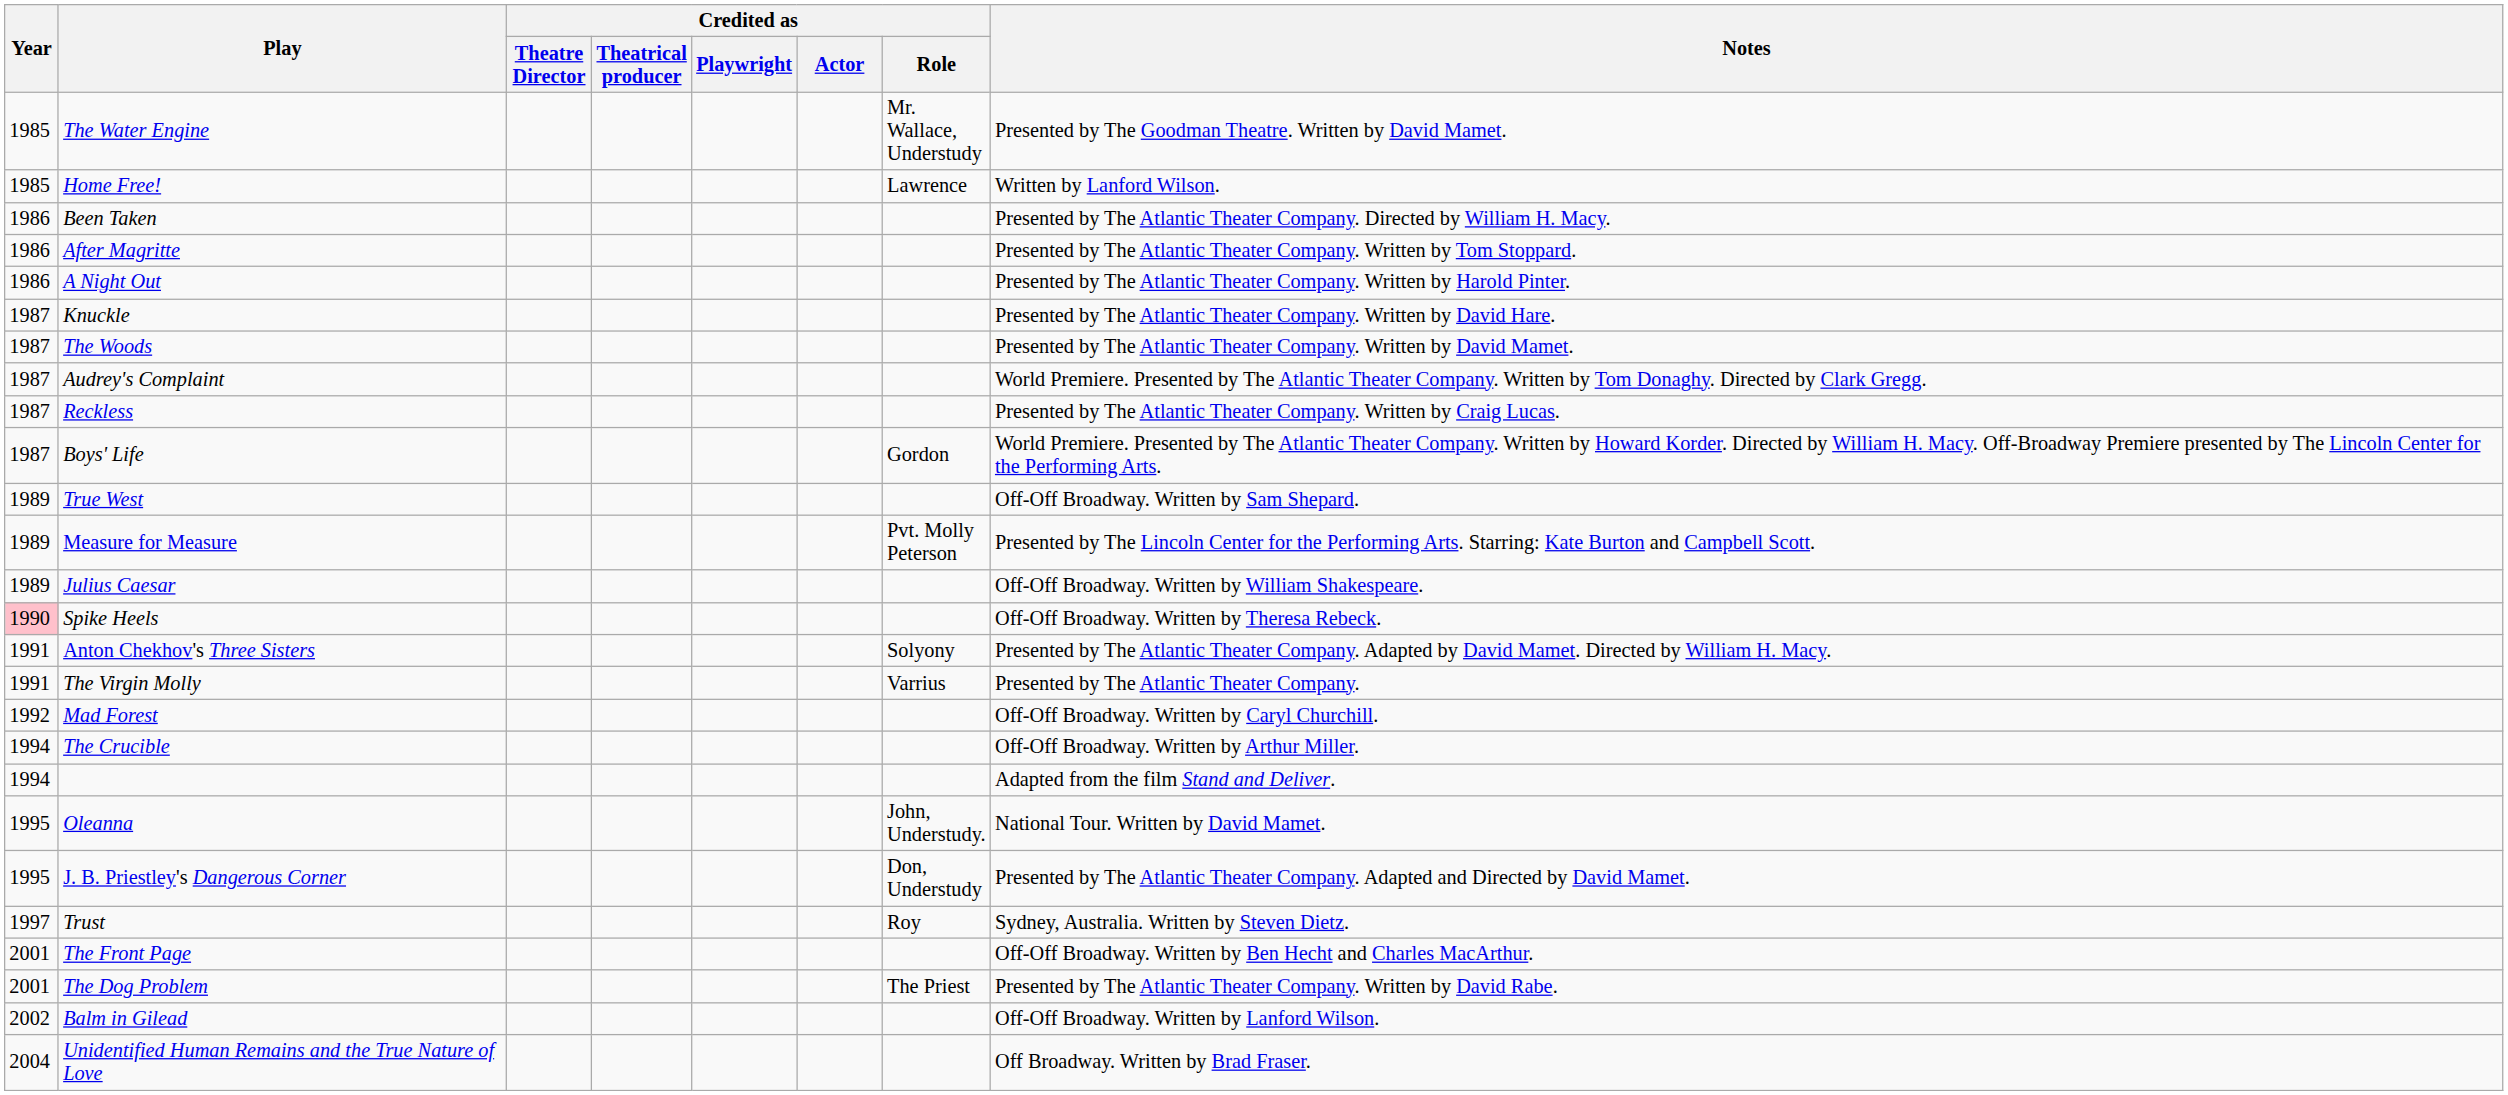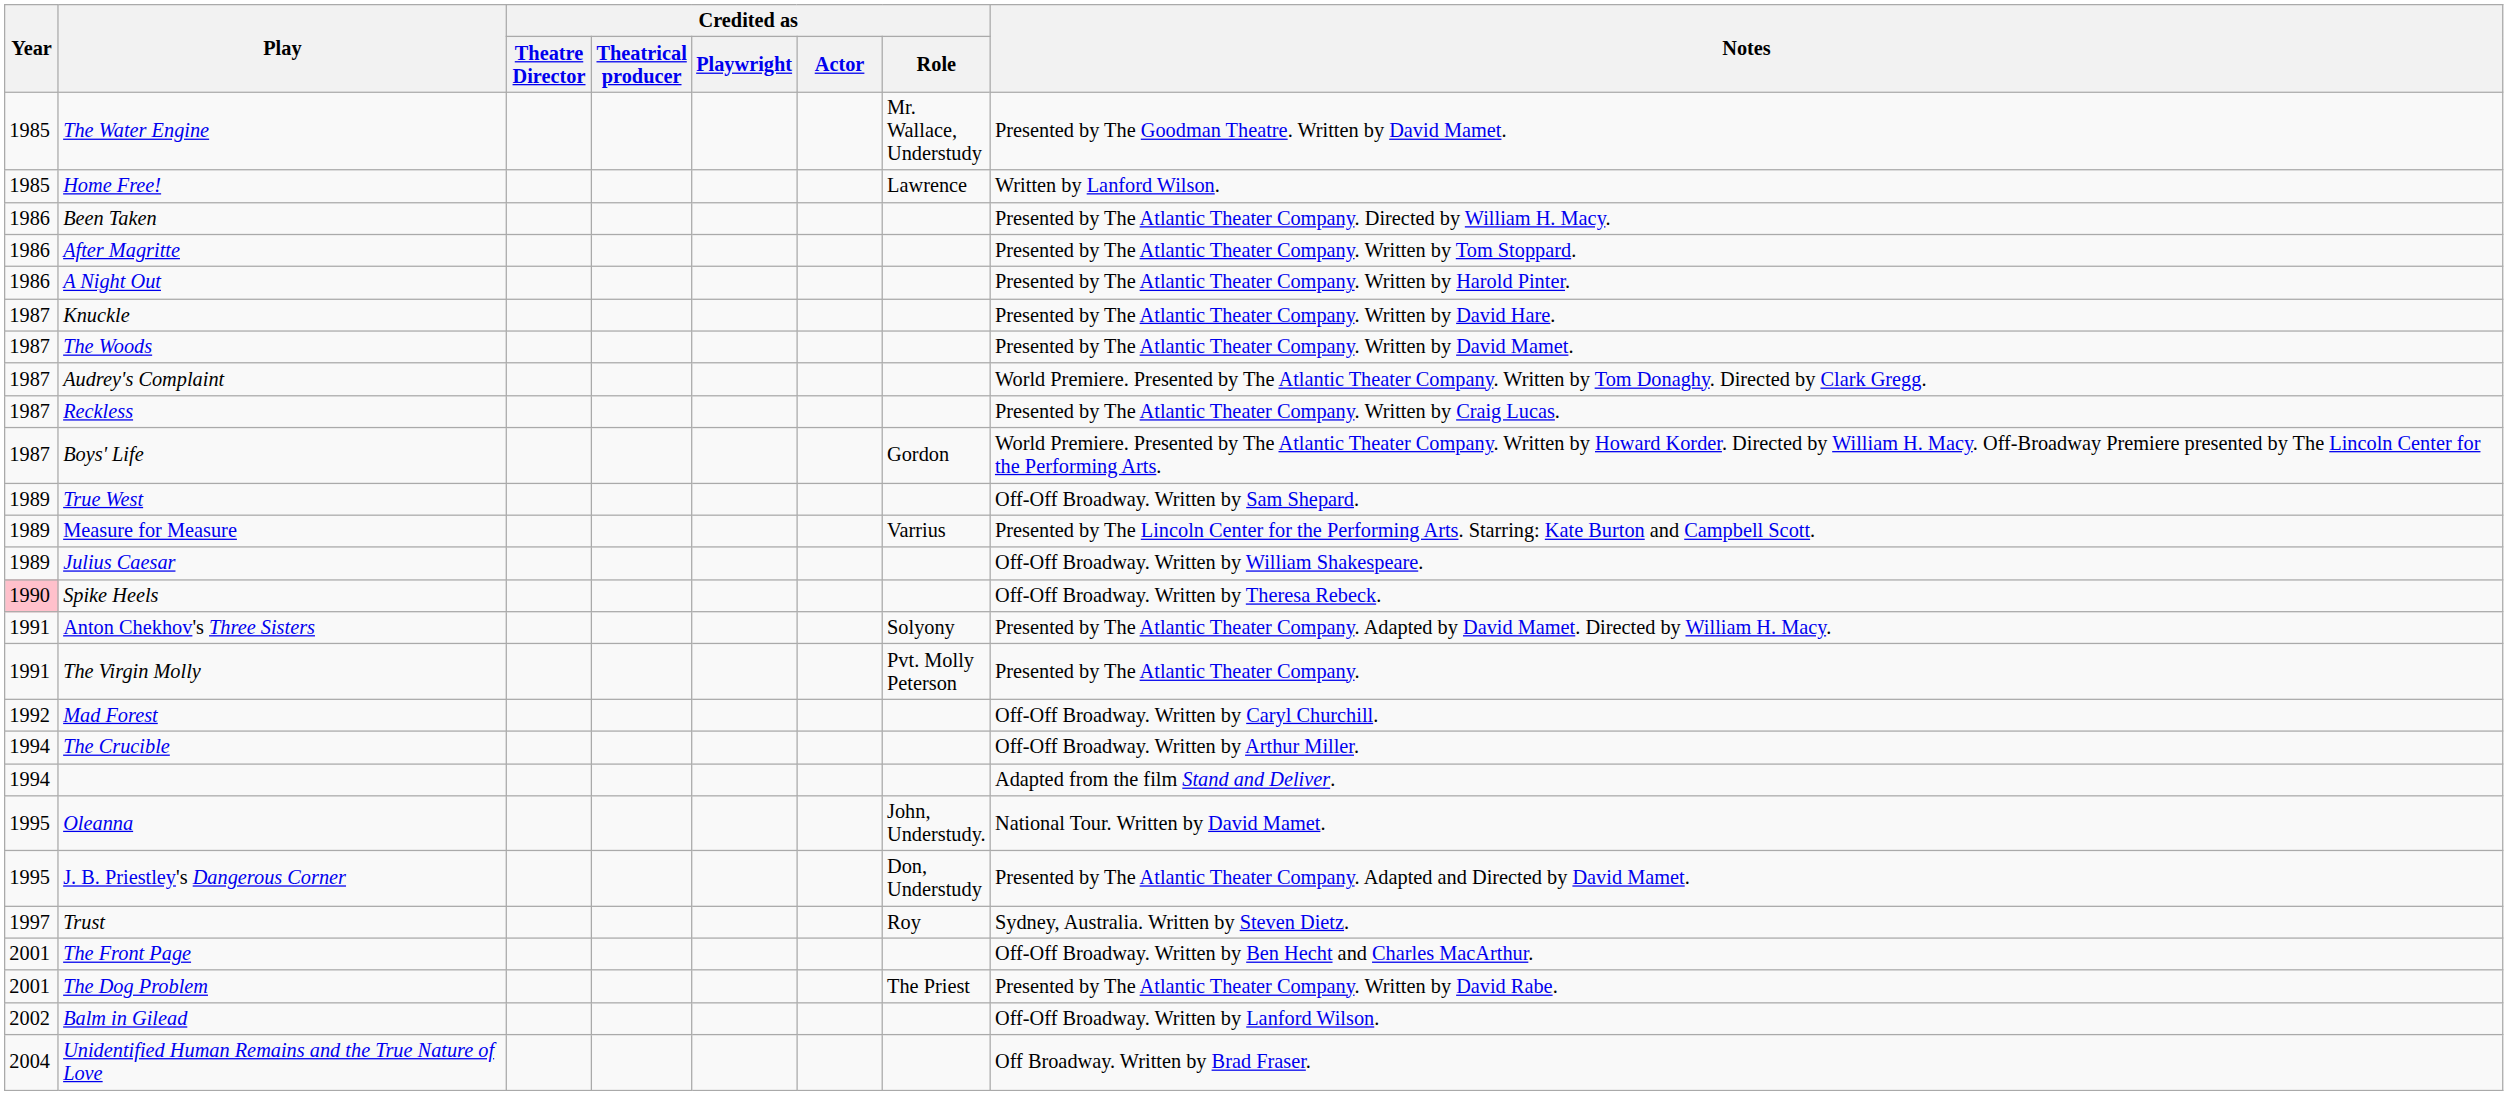(931, 542) Pvt. Molly Peterson -> (916, 530) Varrius
(916, 682) Varrius -> (931, 671) Pvt. Molly Peterson
